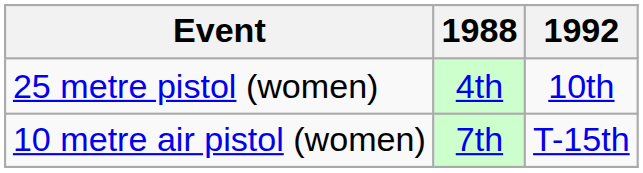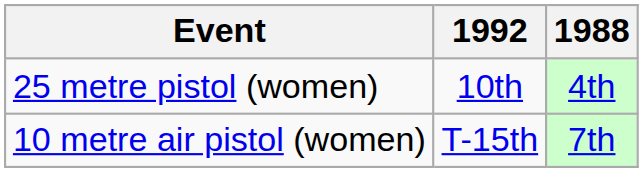columns swapped: (479, 31) <-> (581, 31)
